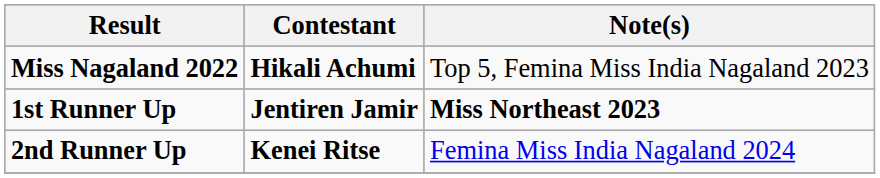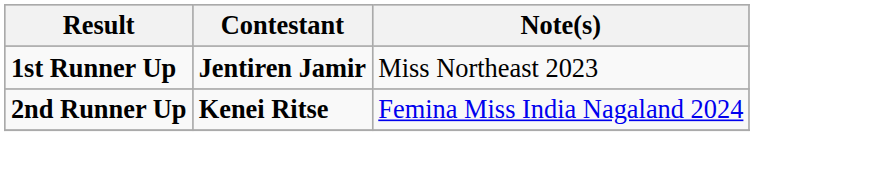- row: (125, 67)
(545, 109) bold -> (488, 67) normal
